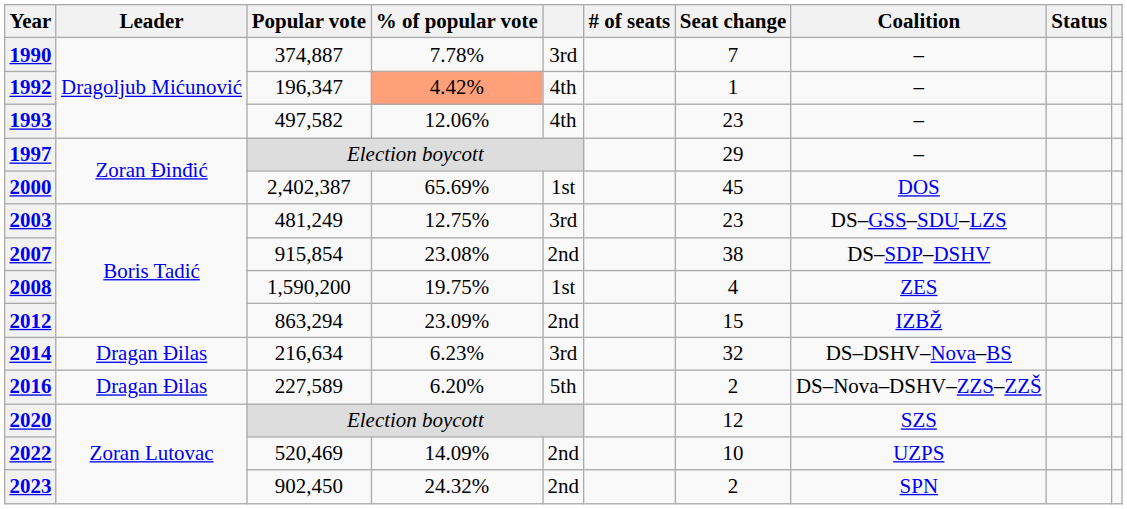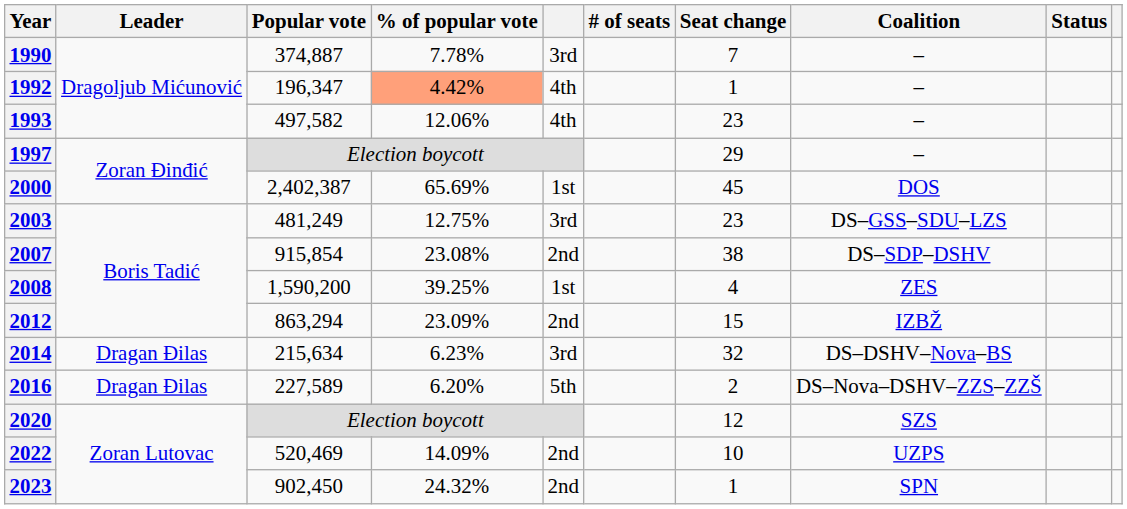(457, 287) 19.75% -> (457, 287) 39.25%
(309, 353) 216,634 -> (309, 353) 215,634
(733, 486) 2 -> (733, 486) 1
